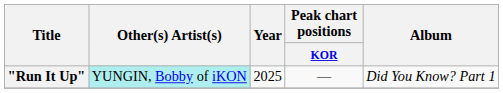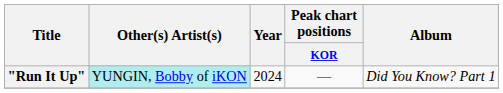(268, 76) 2025 -> (268, 76) 2024
